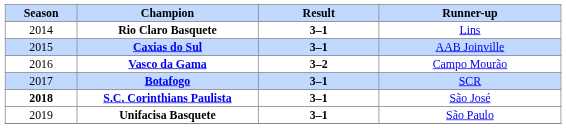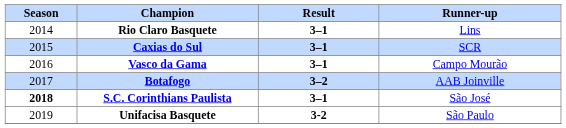(470, 47) AAB Joinville -> (470, 47) SCR
(319, 64) 3–2 -> (319, 64) 3–1
(319, 81) 3–1 -> (319, 81) 3–2
(470, 81) SCR -> (470, 81) AAB Joinville
(319, 115) 3–1 -> (319, 115) 3-2
